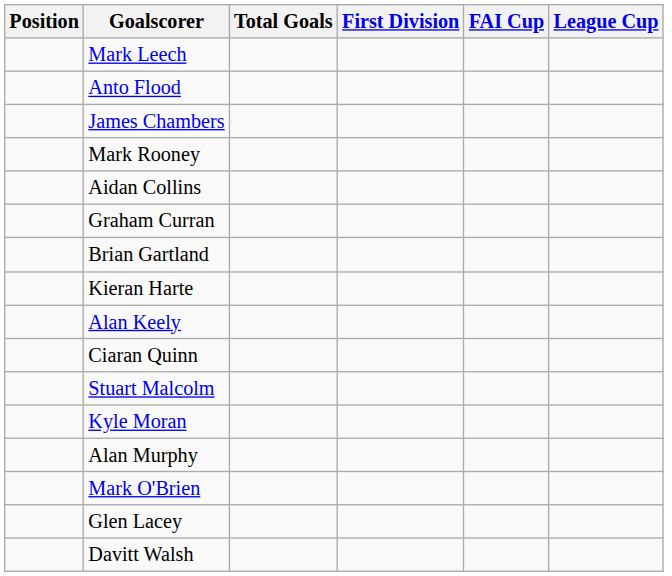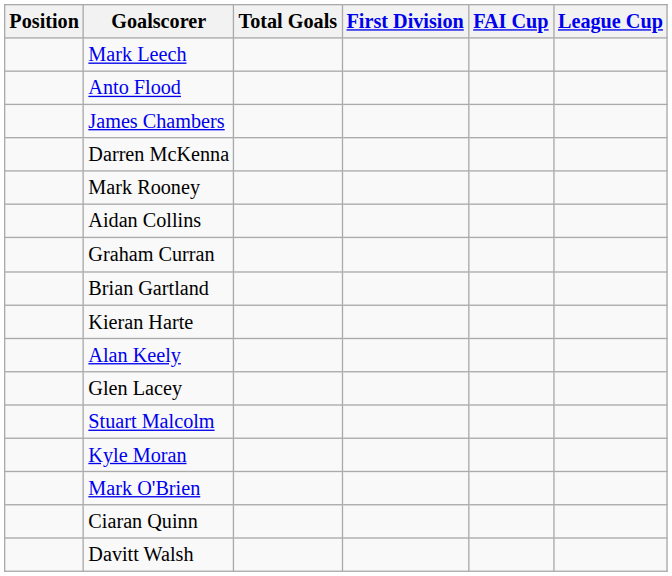+ row: (159, 154)
rows swapped: (135, 521) <-> (143, 354)
- row: (143, 454)
